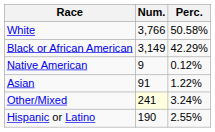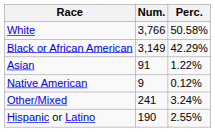rows swapped: (47, 65) <-> (21, 83)
(147, 100) lightyellow background -> (147, 100) no background
